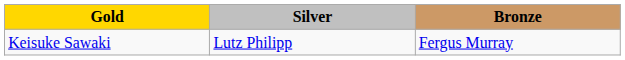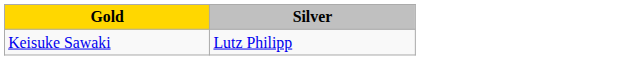- column: (518, 17)
